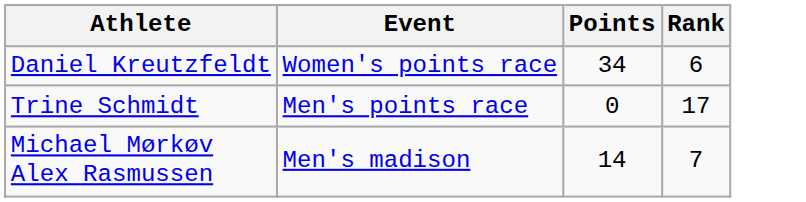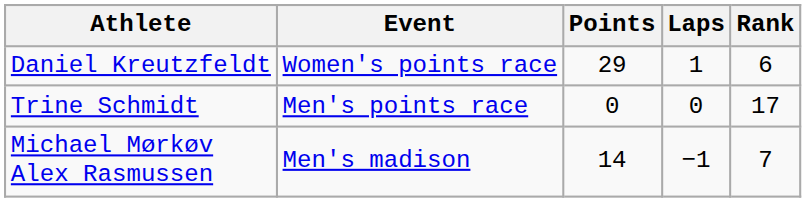+ column: (696, 25)
(612, 65) 34 -> (612, 65) 29
